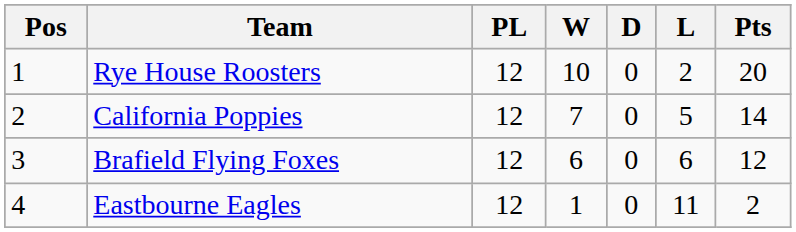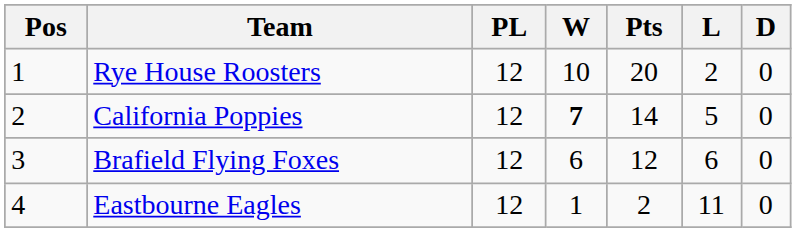columns swapped: (631, 26) <-> (753, 26)
(576, 115) normal -> (576, 115) bold
